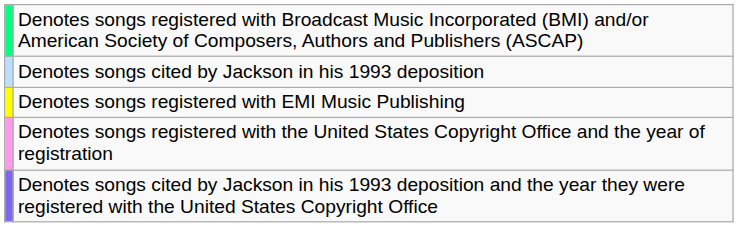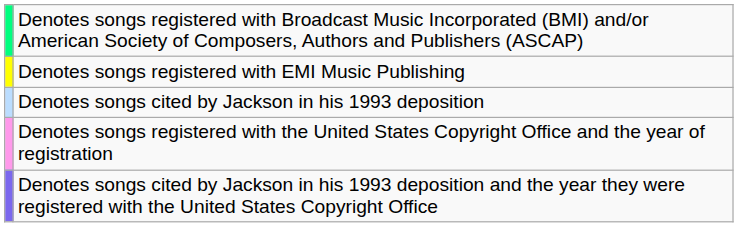rows swapped: (241, 102) <-> (251, 71)
